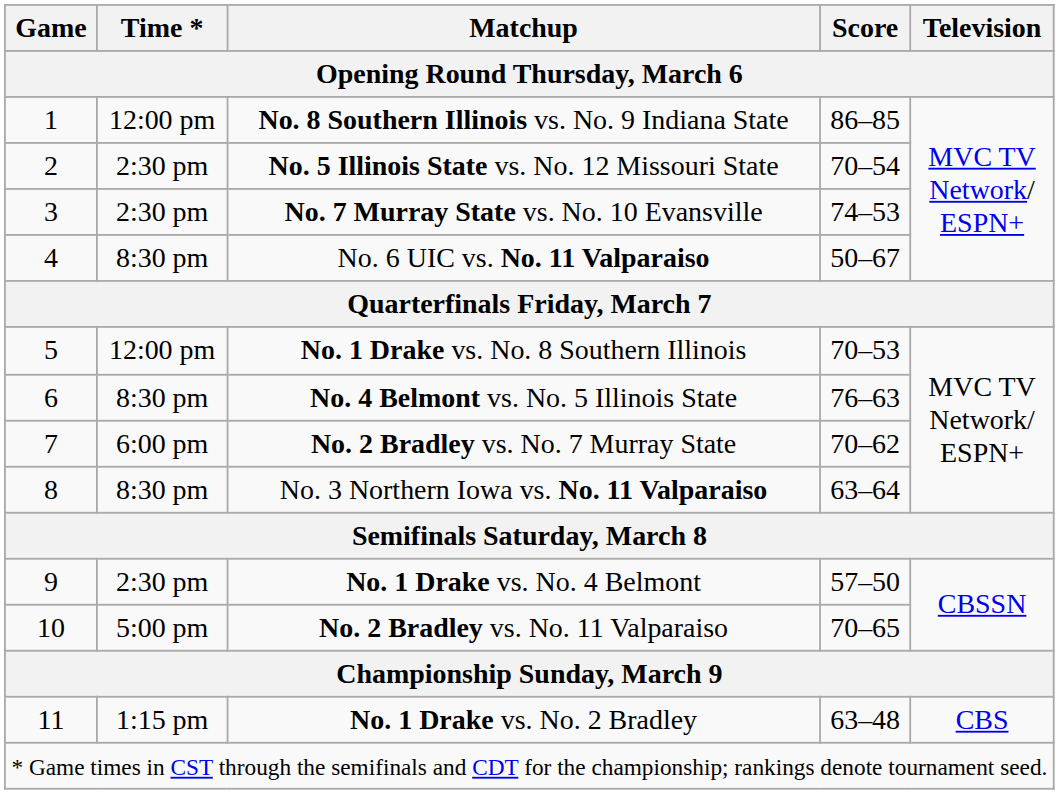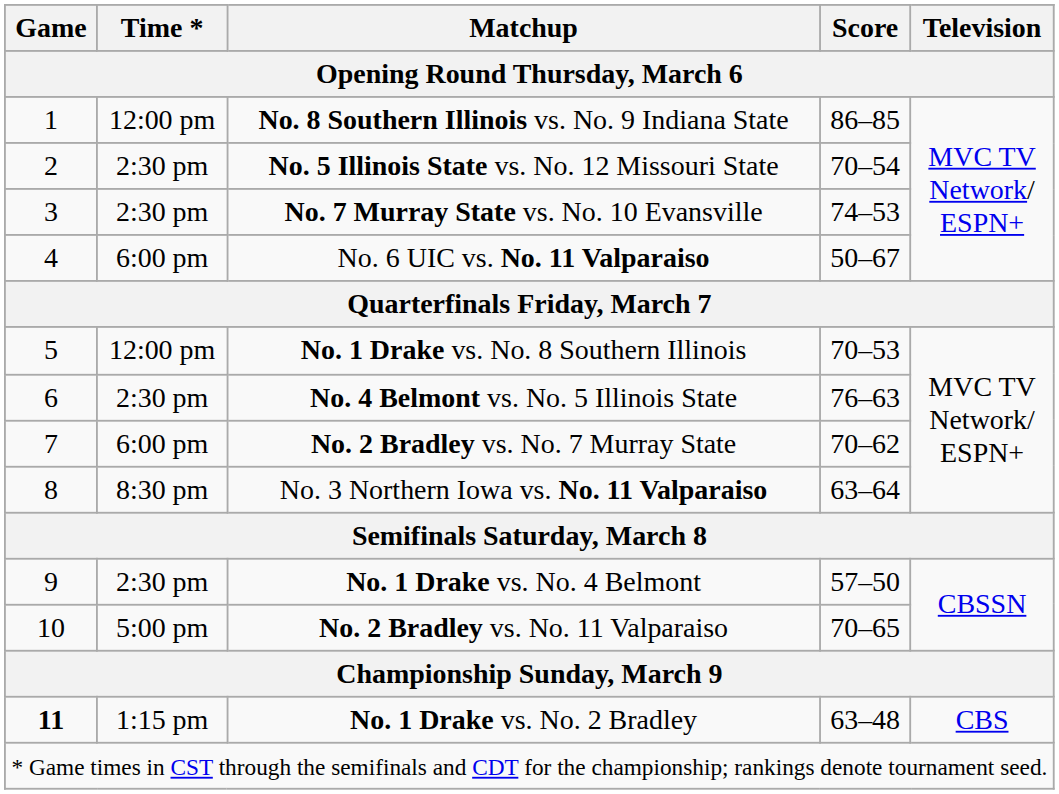(162, 258) 8:30 pm -> (162, 258) 6:00 pm
(162, 396) 8:30 pm -> (162, 396) 2:30 pm
(51, 719) normal -> (51, 719) bold
